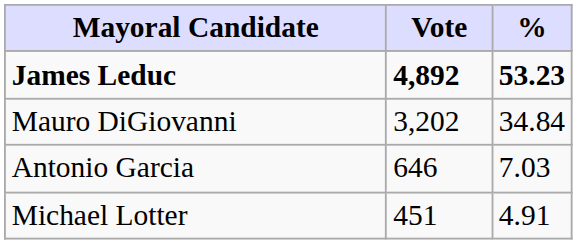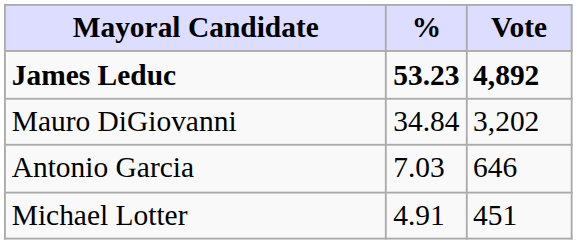columns swapped: (439, 27) <-> (532, 27)
